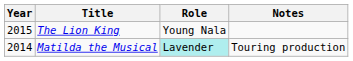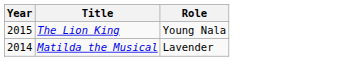- column: (288, 13)
(188, 47) paleturquoise background -> (188, 47) no background
